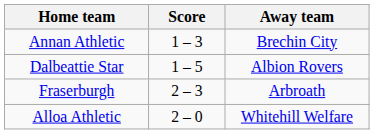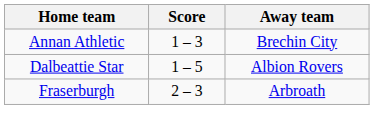- row: (77, 116)
